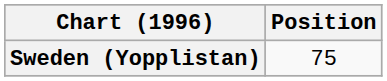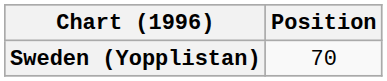(324, 59) 75 -> (324, 59) 70
